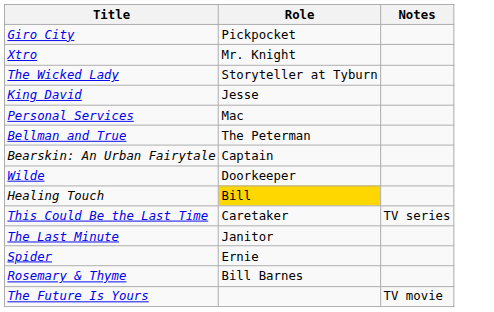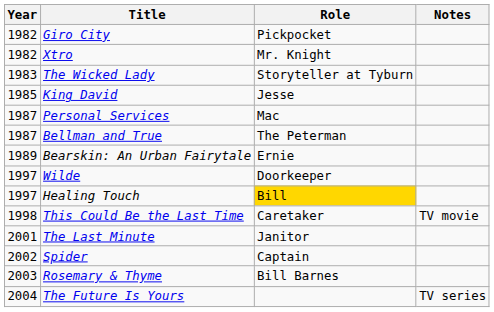+ column: (22, 15)
(248, 155) Captain -> (276, 155) Ernie
(417, 216) TV series -> (449, 216) TV movie
(240, 256) Ernie -> (283, 256) Captain
(413, 296) TV movie -> (453, 296) TV series
